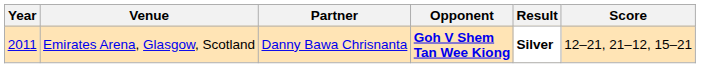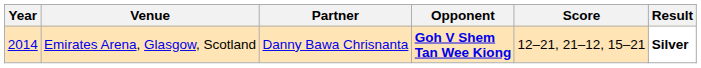columns swapped: (628, 16) <-> (537, 16)
(22, 44) 2011 -> (23, 44) 2014
